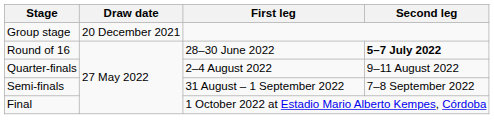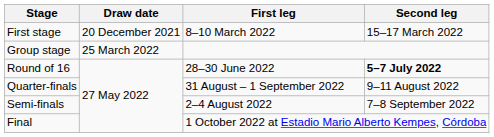+ row: (34, 31)
(131, 31) 20 December 2021 -> (121, 50) 25 March 2022
(229, 68) 2–4 August 2022 -> (265, 86) 31 August – 1 September 2022
(265, 86) 31 August – 1 September 2022 -> (229, 104) 2–4 August 2022
